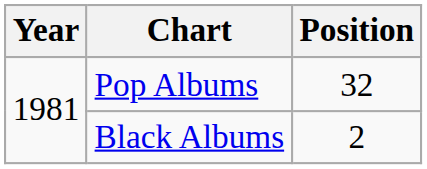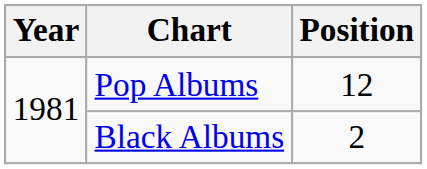(357, 83) 32 -> (357, 83) 12
